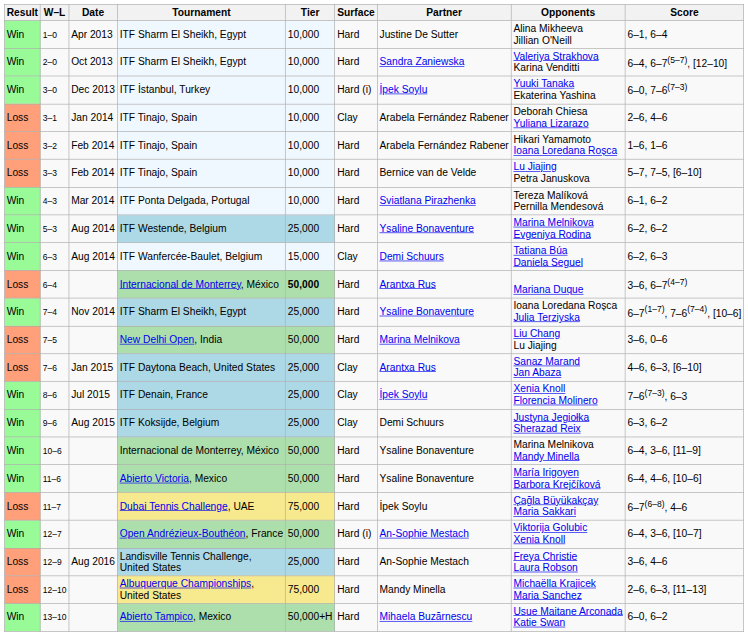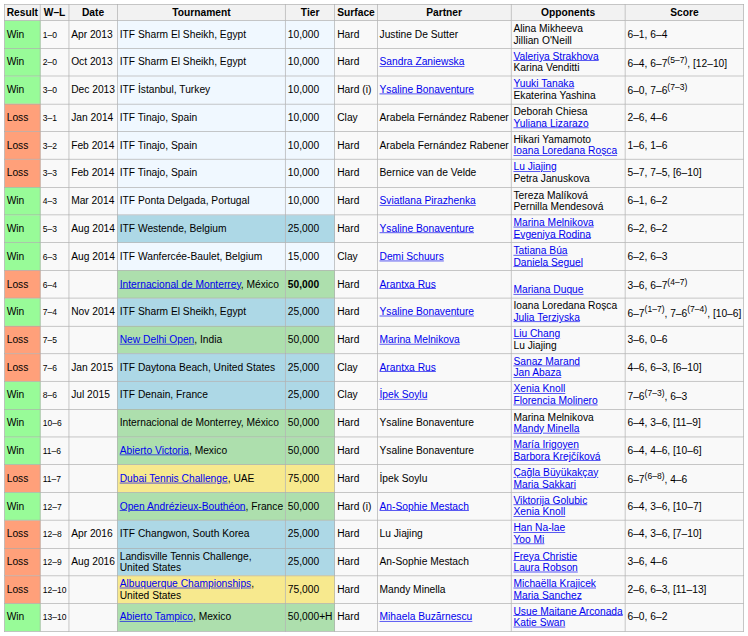(403, 90) İpek Soylu -> (427, 90) Ysaline Bonaventure
- row: (50, 423)
+ row: (52, 534)
